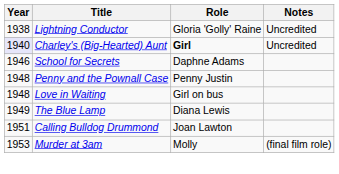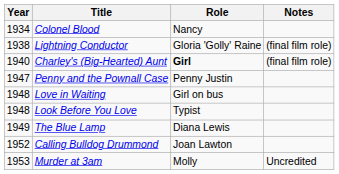+ row: (67, 29)
(291, 29) Uncredited -> (299, 45) (final film role)
(18, 45) lavender background -> (18, 62) no background
(291, 45) Uncredited -> (299, 62) (final film role)
- row: (77, 62)
(18, 78) 1948 -> (18, 78) 1947
+ row: (86, 111)
(18, 128) 1951 -> (18, 144) 1952
(299, 144) (final film role) -> (291, 161) Uncredited
